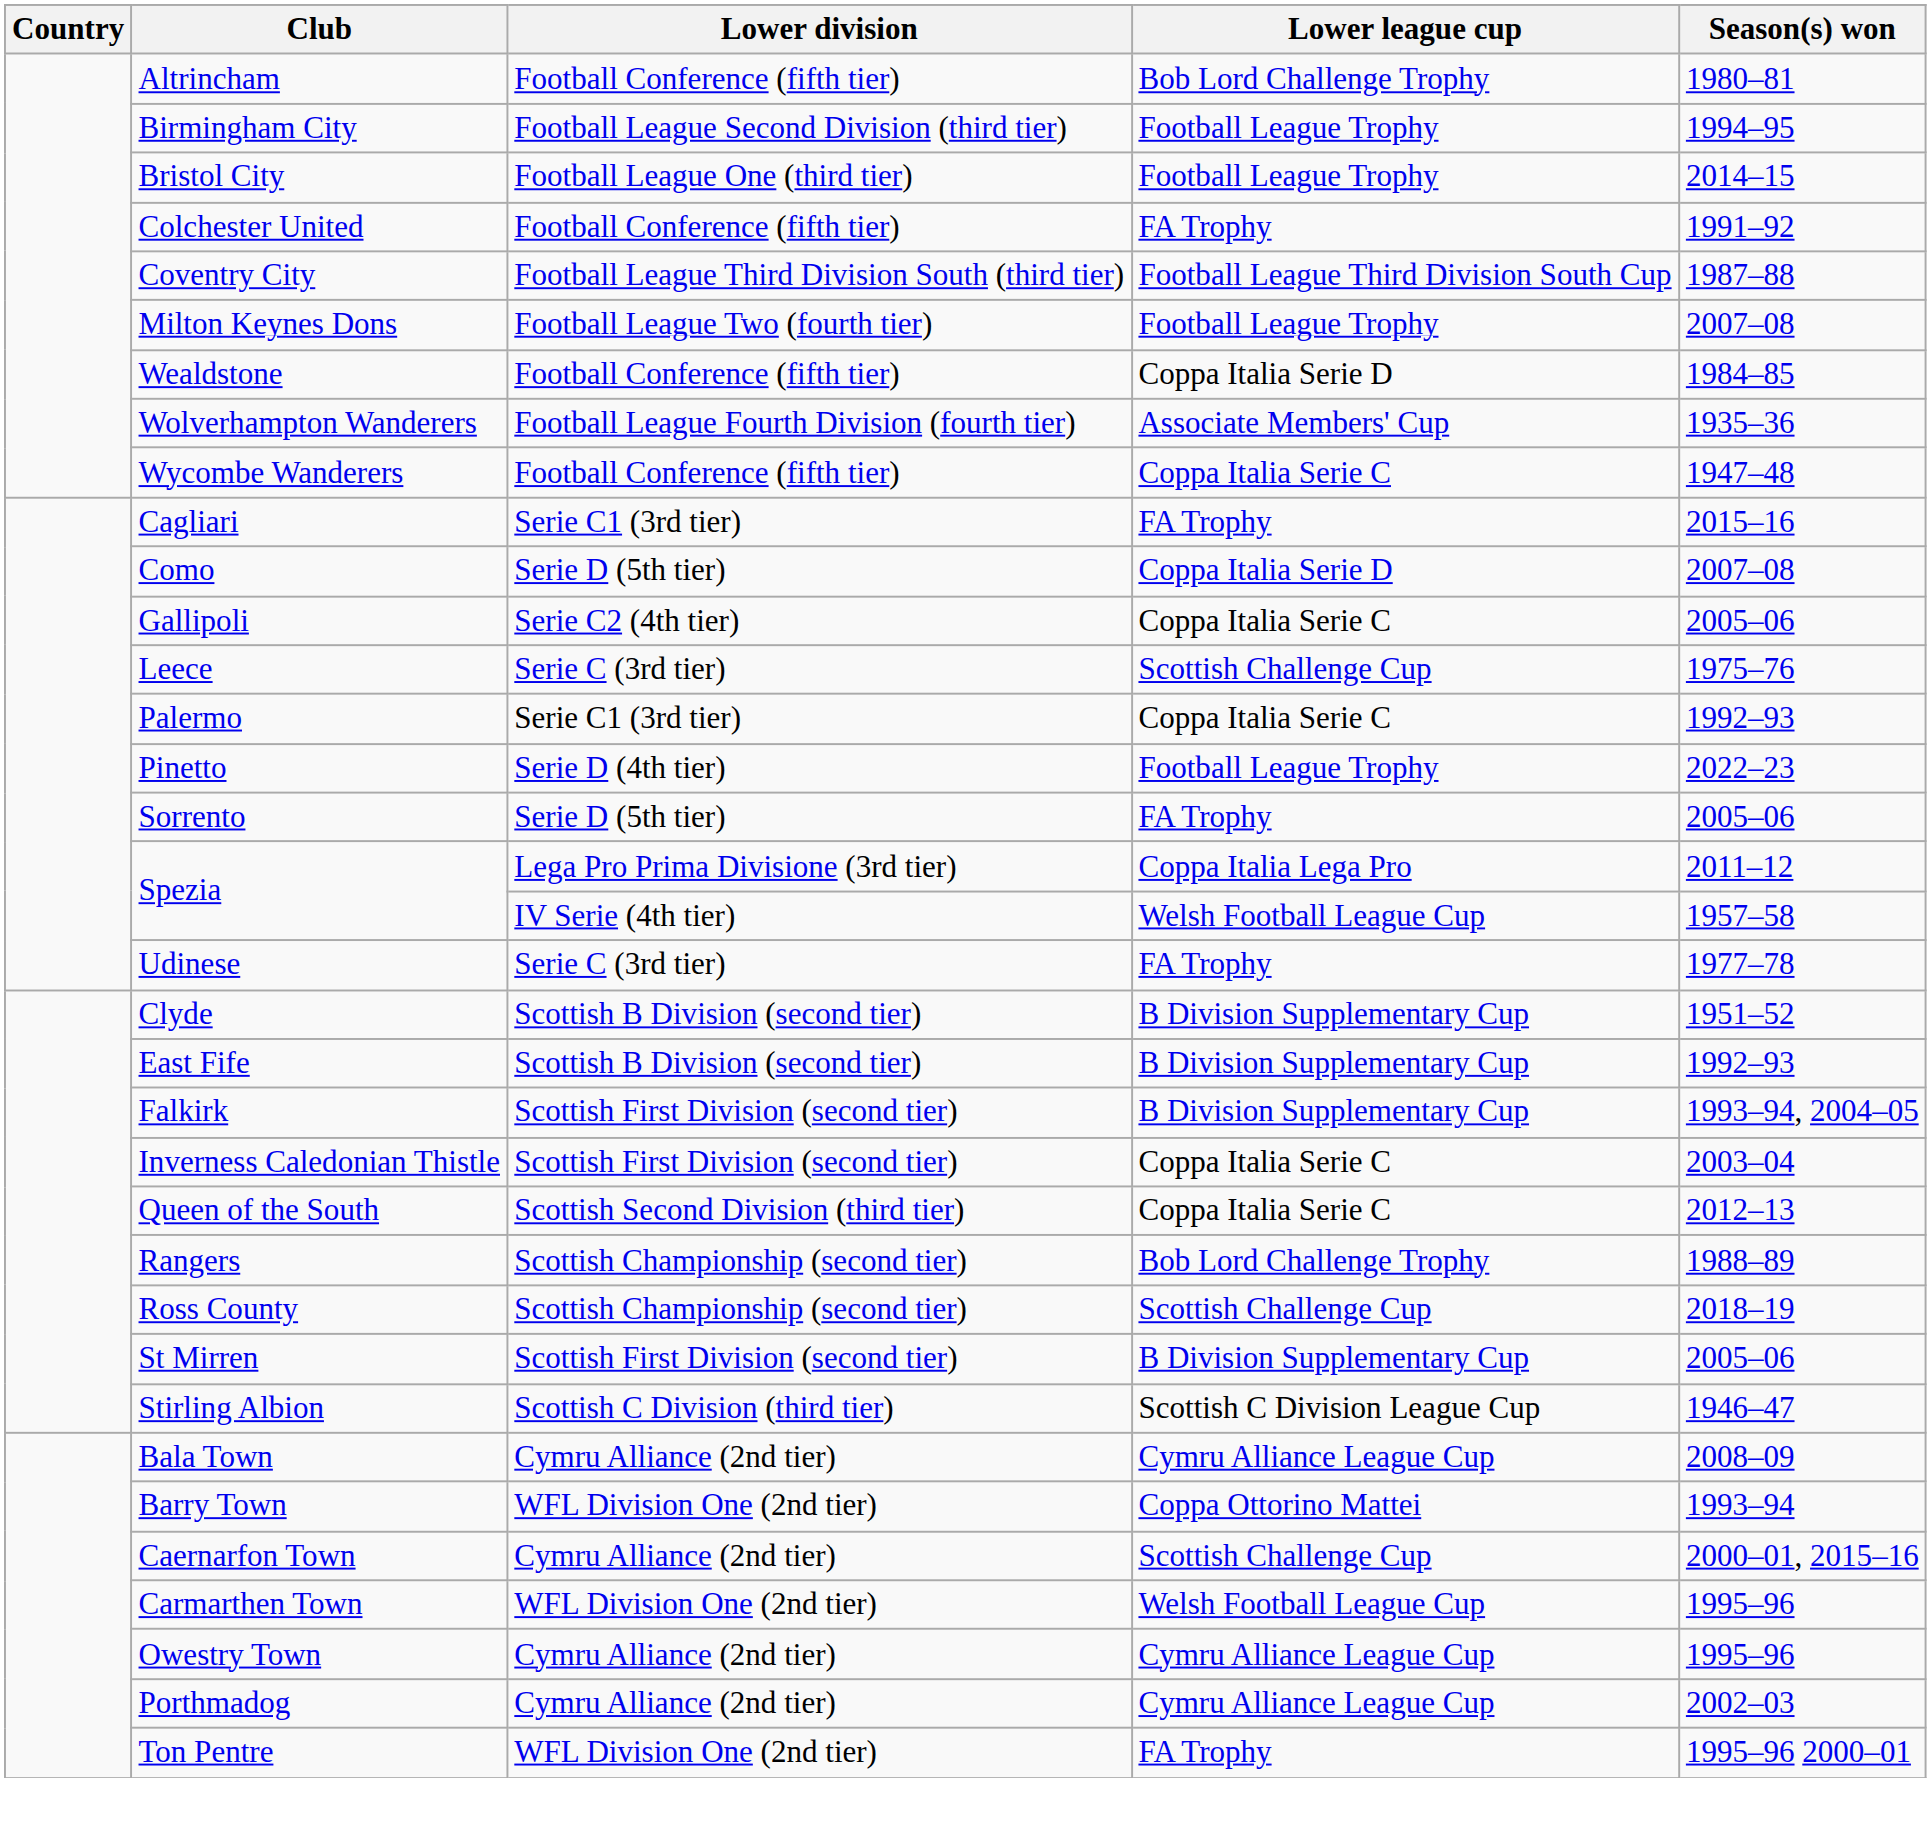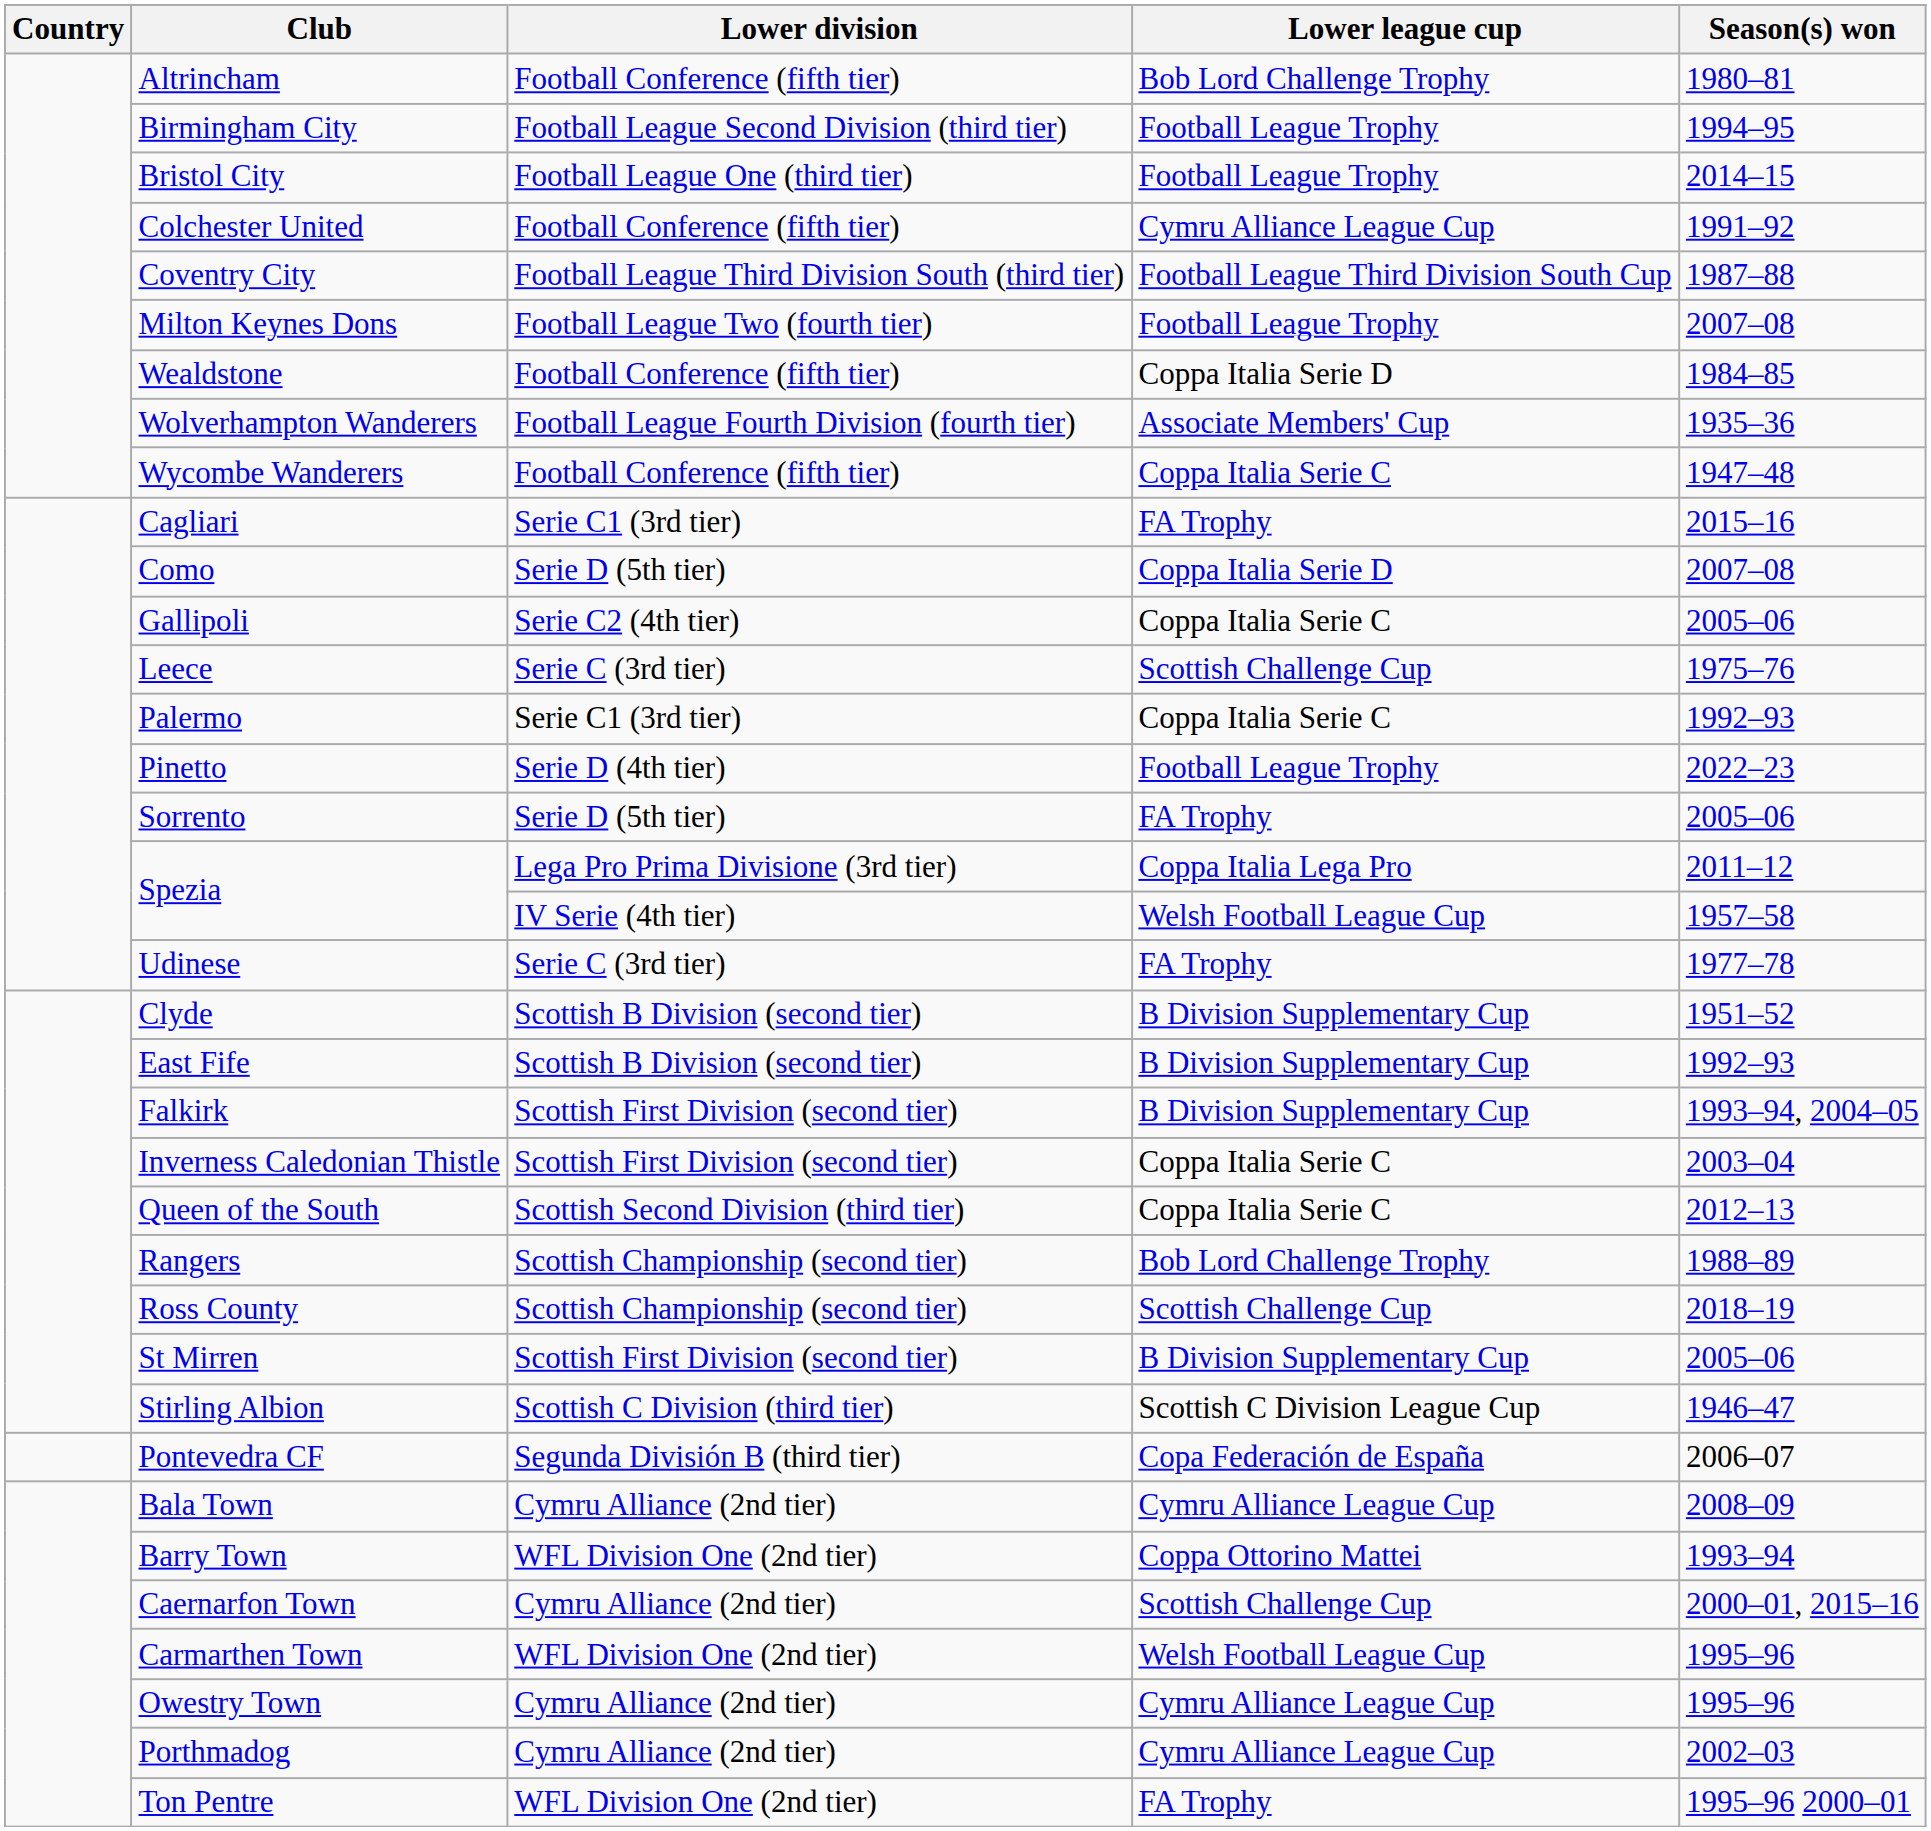(1205, 226) FA Trophy -> (1316, 226) Cymru Alliance League Cup
+ row: (231, 1456)
